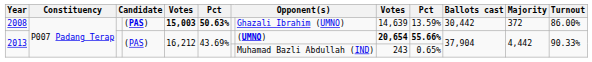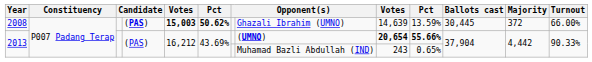(214, 24) 50.63% -> (214, 24) 50.62%
(460, 24) 30,442 -> (460, 24) 30,445
(566, 24) 86.00% -> (566, 24) 66.00%
